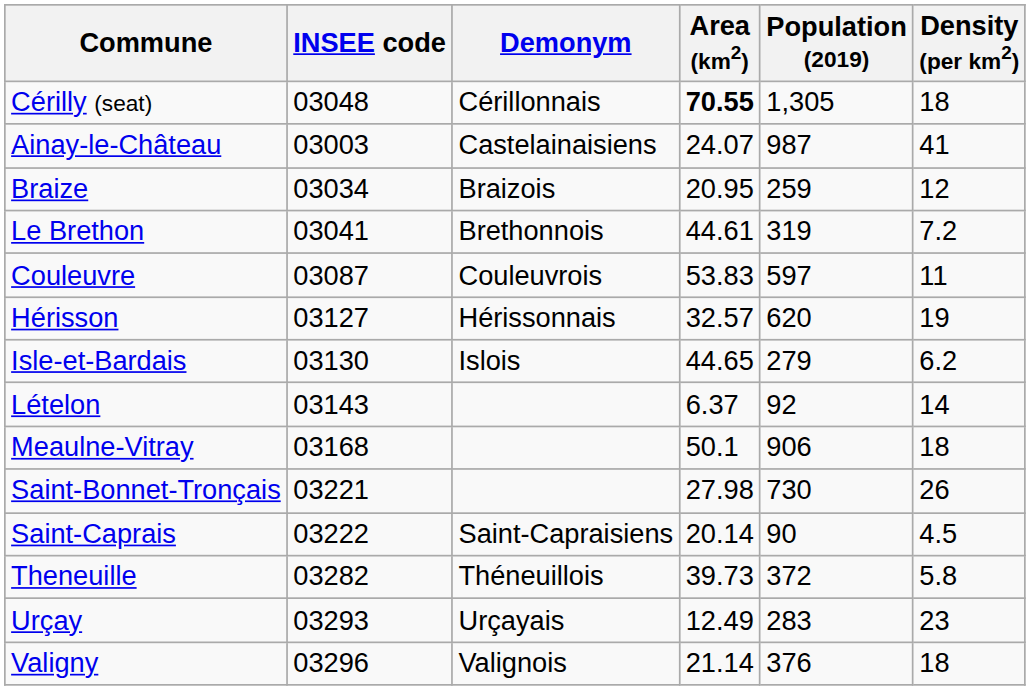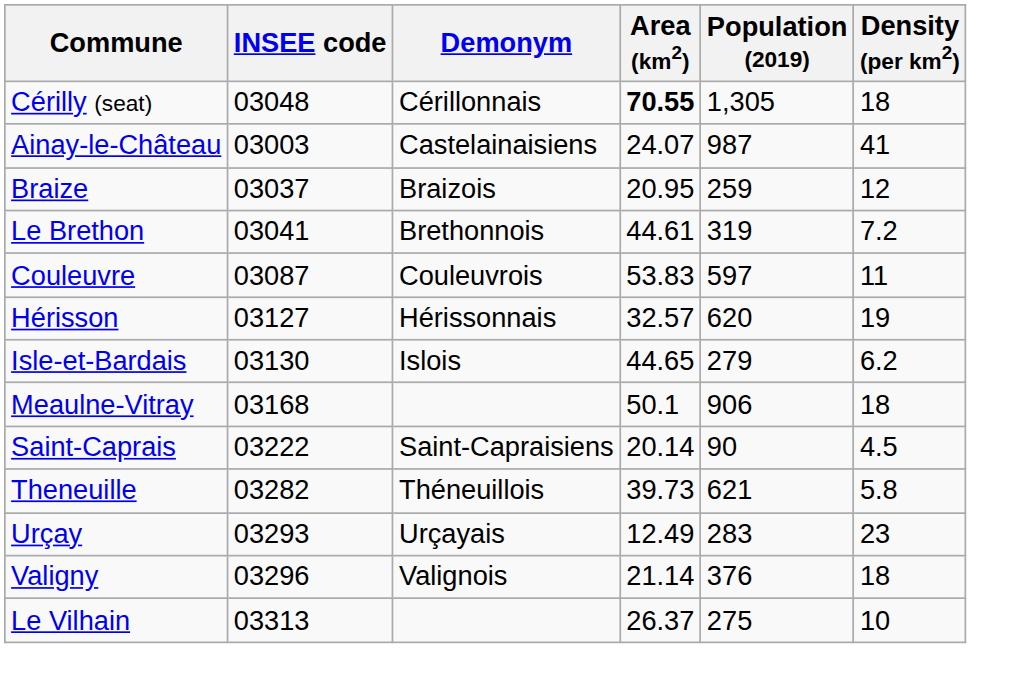(331, 188) 03034 -> (272, 188) 03037
- row: (56, 404)
- row: (146, 490)
(789, 576) 372 -> (730, 490) 621
+ row: (71, 619)
